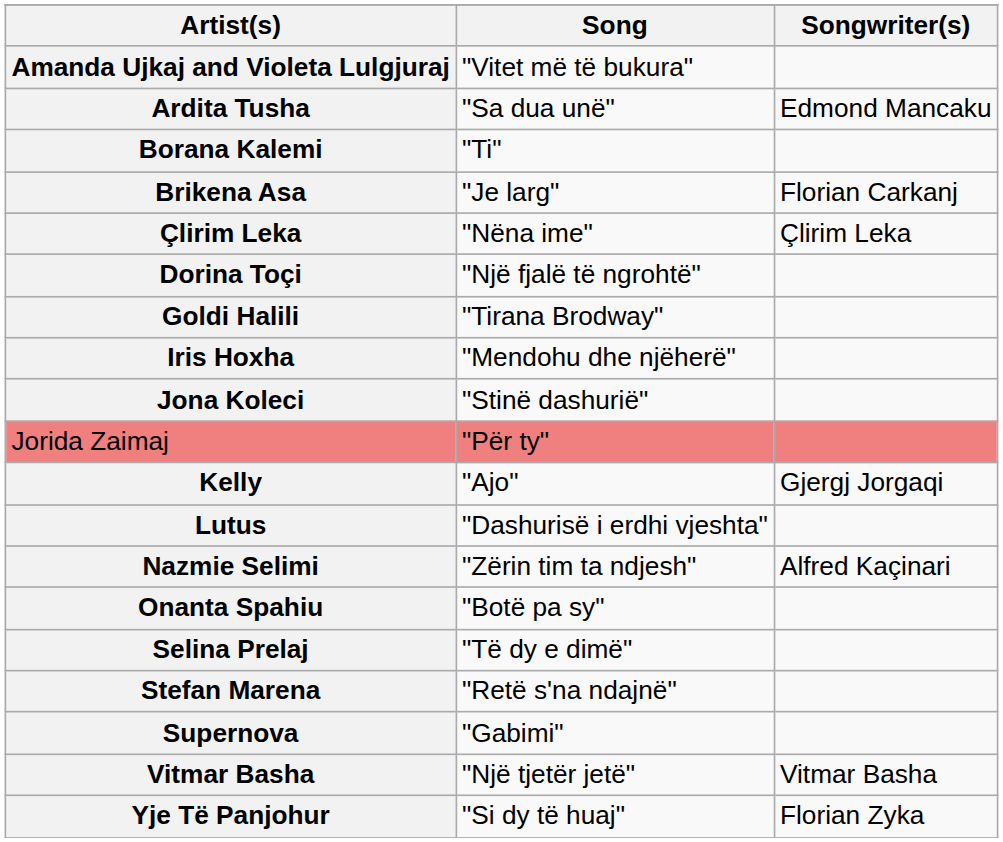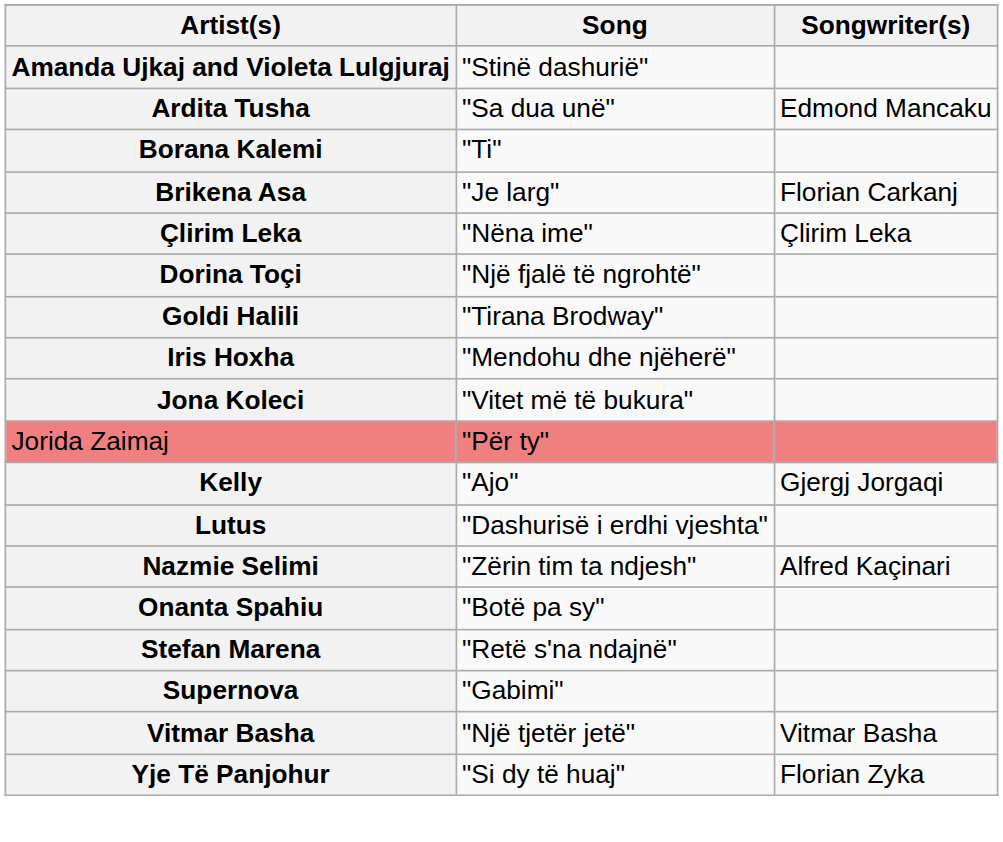(577, 66) "Vitet më të bukura" -> (555, 66) "Stinë dashurië"
(555, 399) "Stinë dashurië" -> (577, 399) "Vitet më të bukura"
- row: (231, 649)
